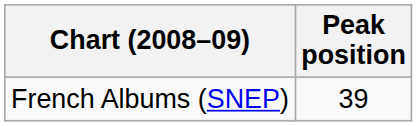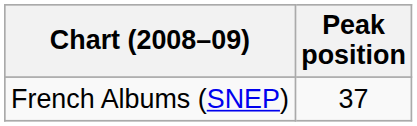(354, 98) 39 -> (354, 98) 37
